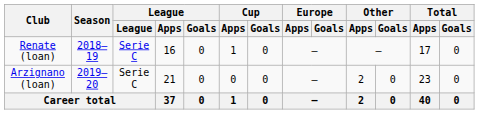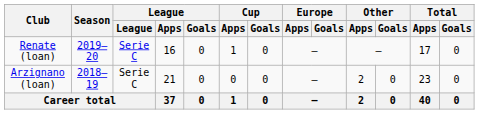(92, 51) 2018–19 -> (92, 51) 2019–20
(92, 79) 2019–20 -> (92, 79) 2018–19
